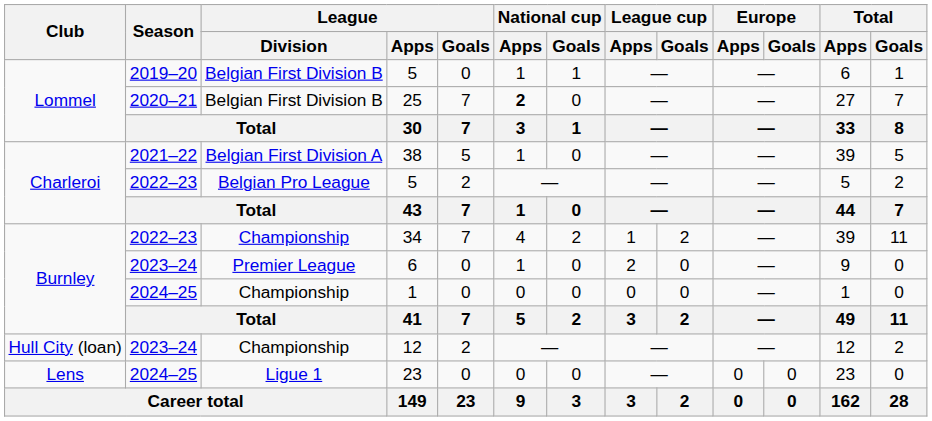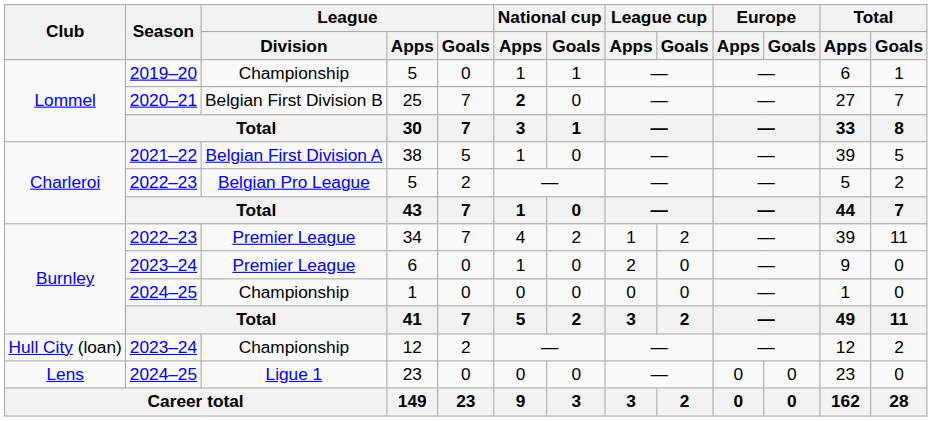(294, 73) Belgian First Division B -> (294, 73) Championship
(294, 237) Championship -> (294, 237) Premier League
